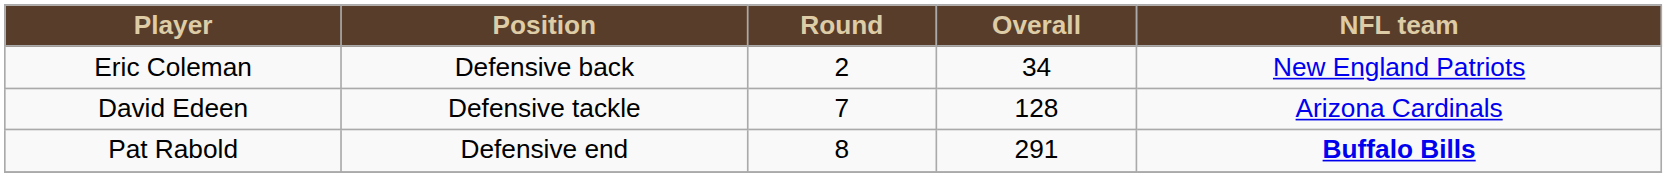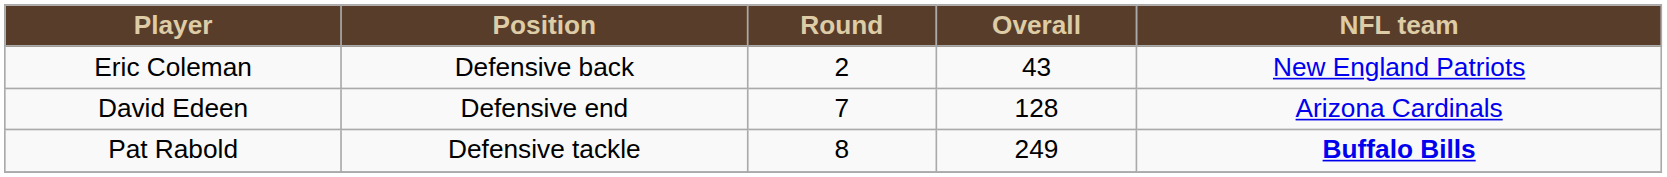(1036, 66) 34 -> (1036, 66) 43
(544, 108) Defensive tackle -> (544, 108) Defensive end
(544, 150) Defensive end -> (544, 150) Defensive tackle
(1036, 150) 291 -> (1036, 150) 249
